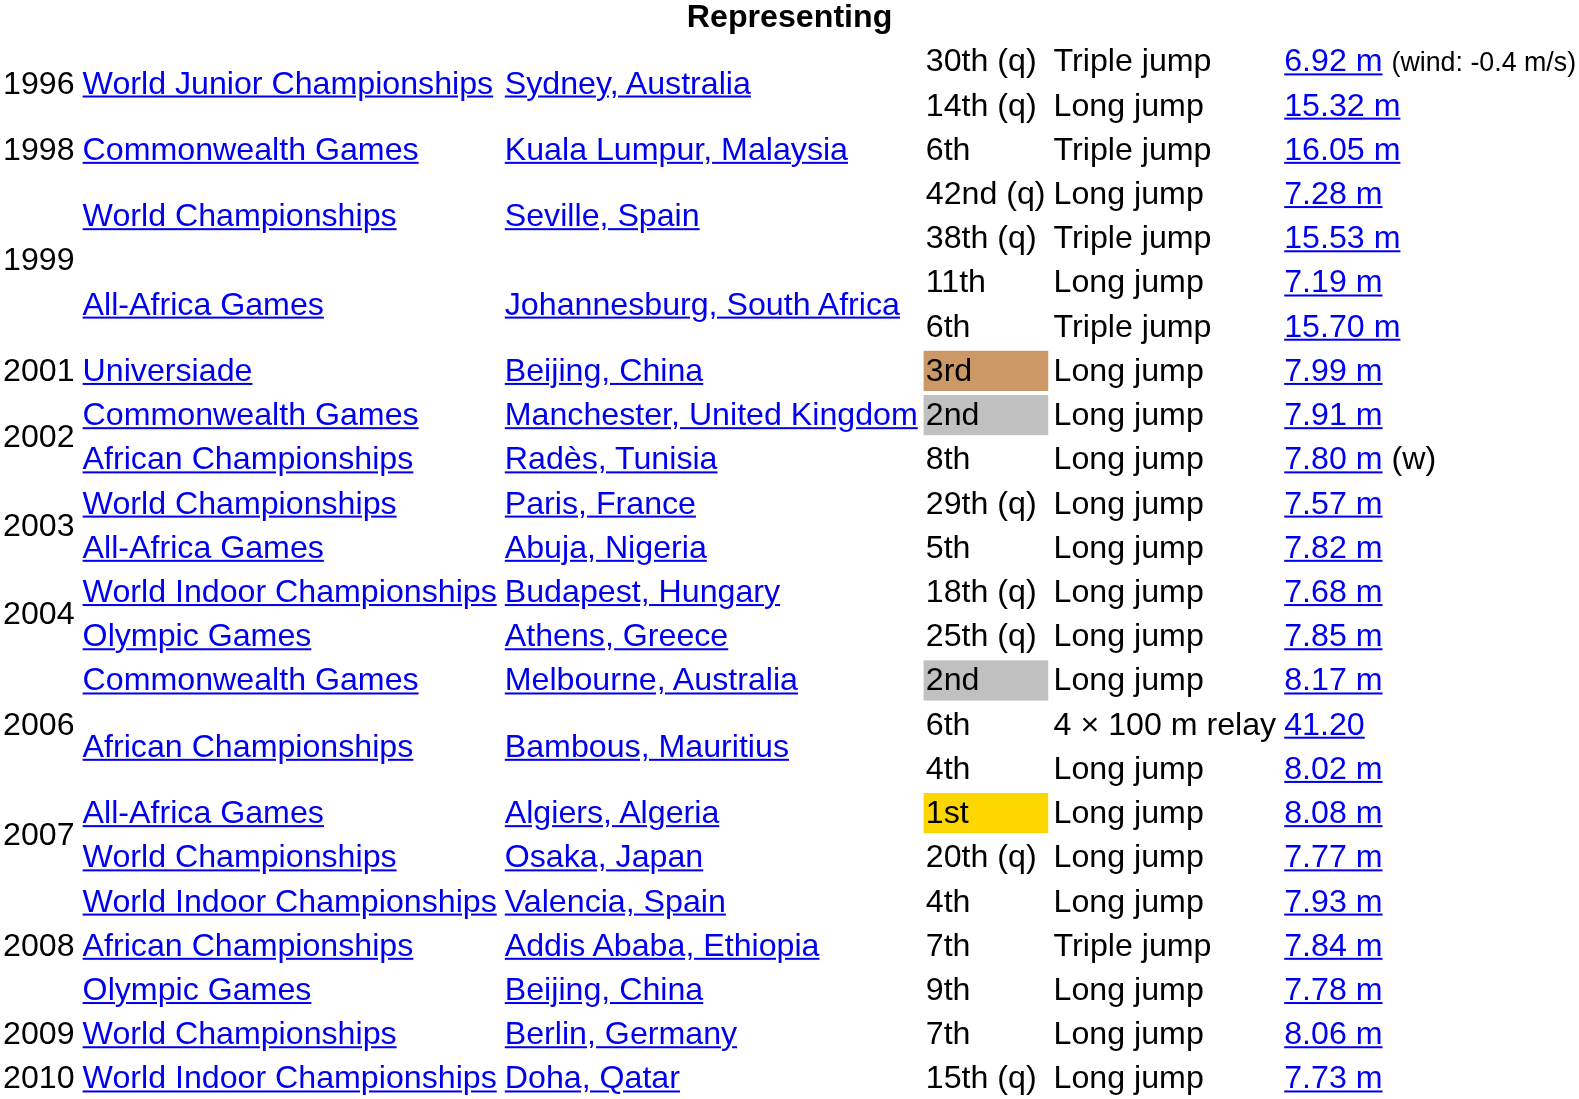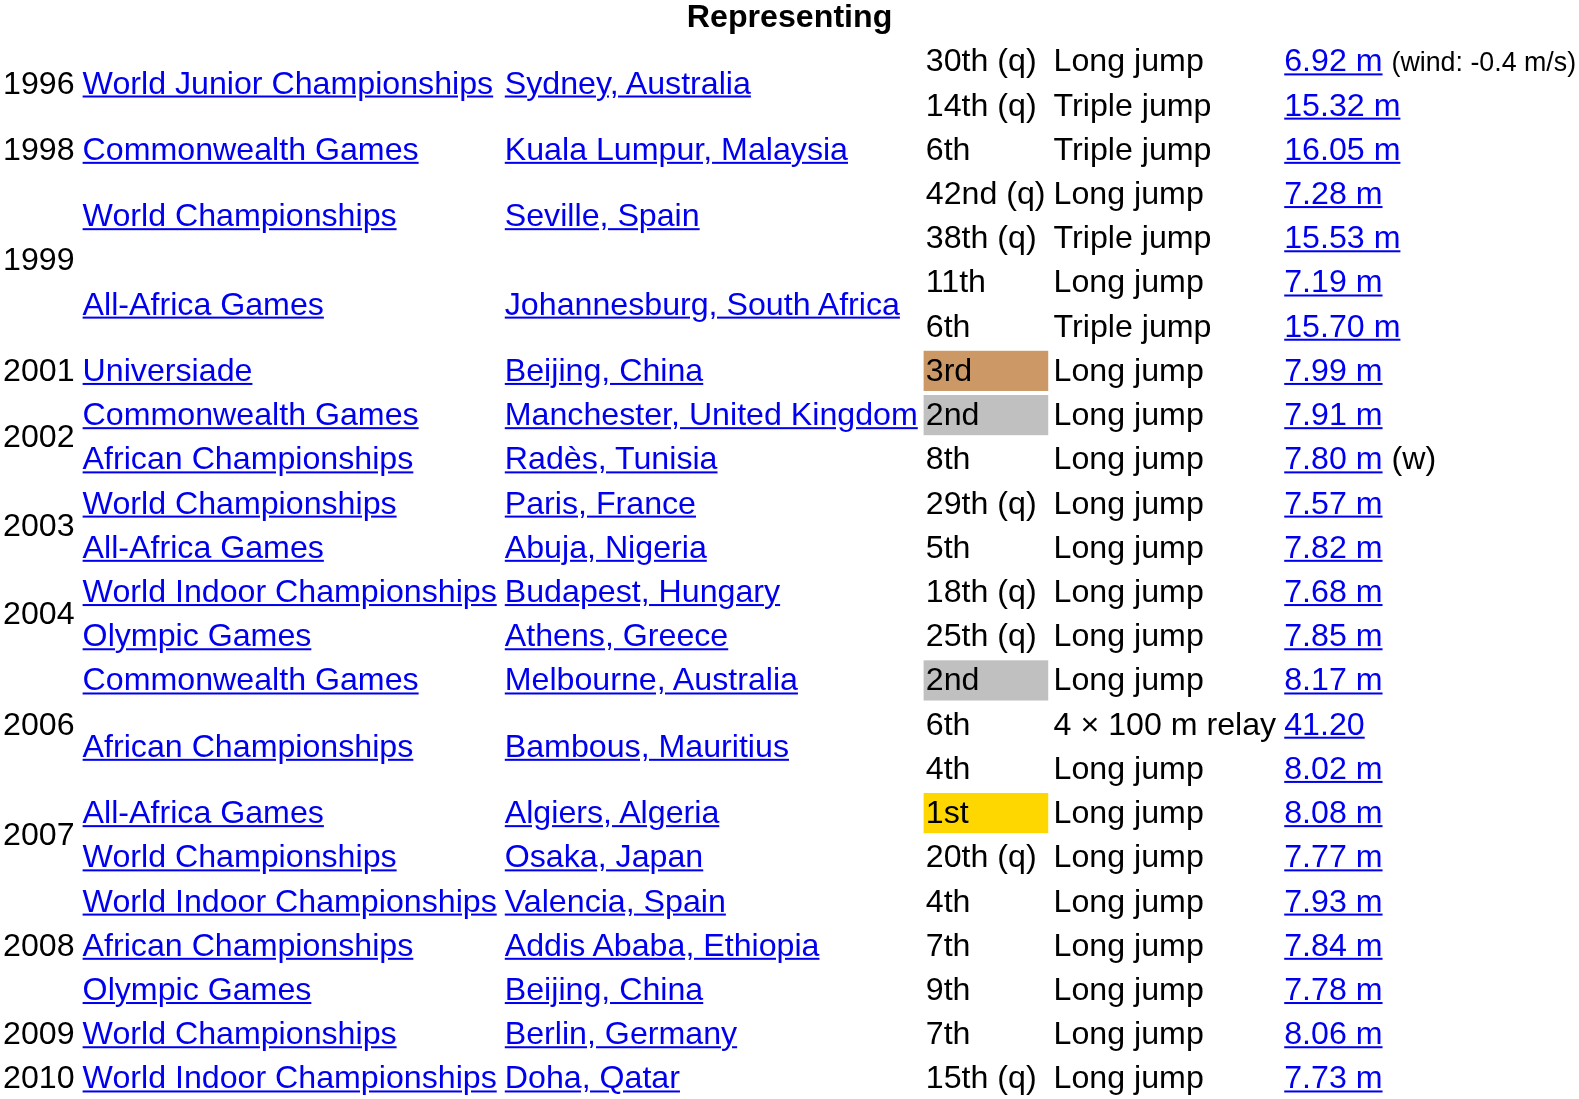(1133, 60) Triple jump -> (1129, 60) Long jump
(1129, 105) Long jump -> (1133, 105) Triple jump
(1133, 945) Triple jump -> (1129, 945) Long jump
